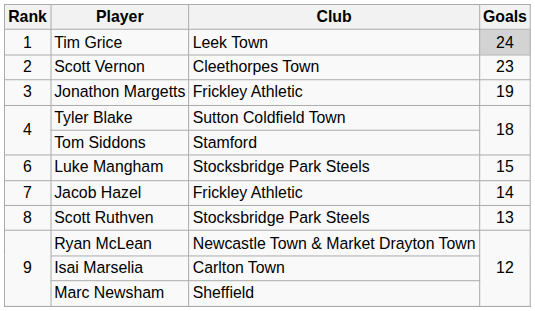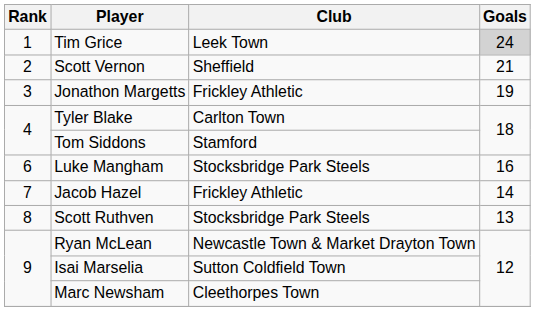(256, 67) Cleethorpes Town -> (223, 67) Sheffield
(505, 67) 23 -> (505, 67) 21
(269, 117) Sutton Coldfield Town -> (239, 117) Carlton Town
(505, 167) 15 -> (505, 167) 16
(239, 268) Carlton Town -> (269, 268) Sutton Coldfield Town
(223, 293) Sheffield -> (256, 293) Cleethorpes Town
